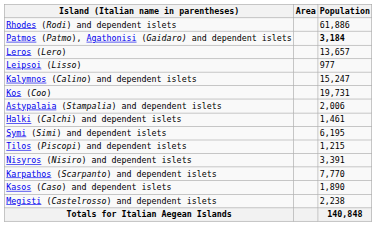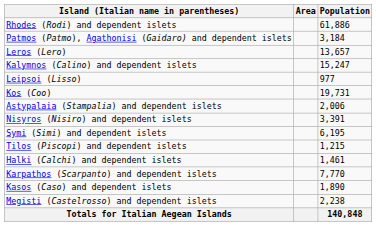(332, 38) bold -> (332, 38) normal
rows swapped: (44, 65) <-> (101, 79)
rows swapped: (99, 160) <-> (94, 120)
